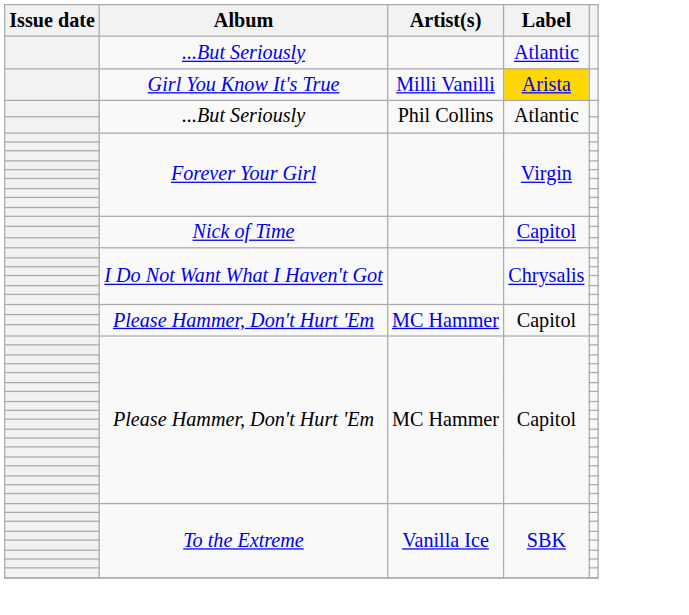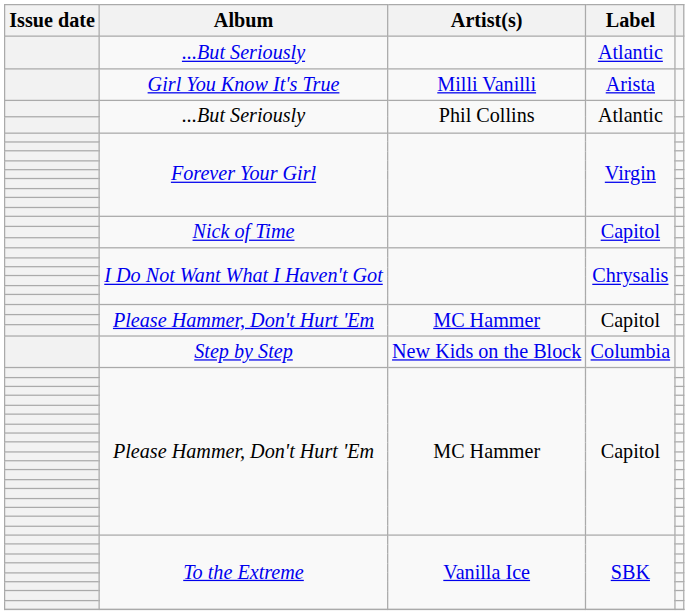(546, 84) gold background -> (630, 84) no background
+ row: (244, 351)
